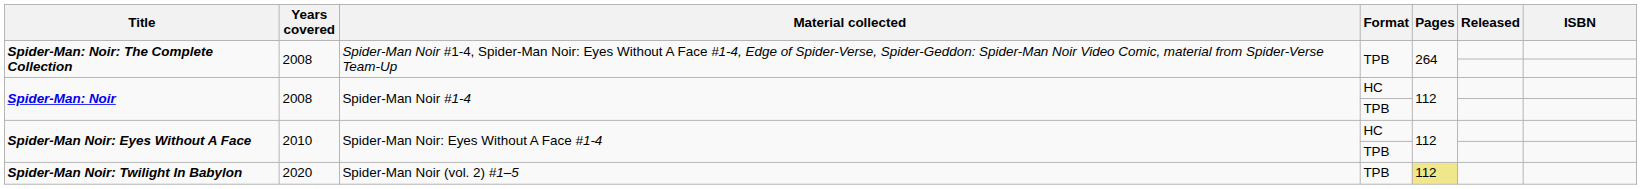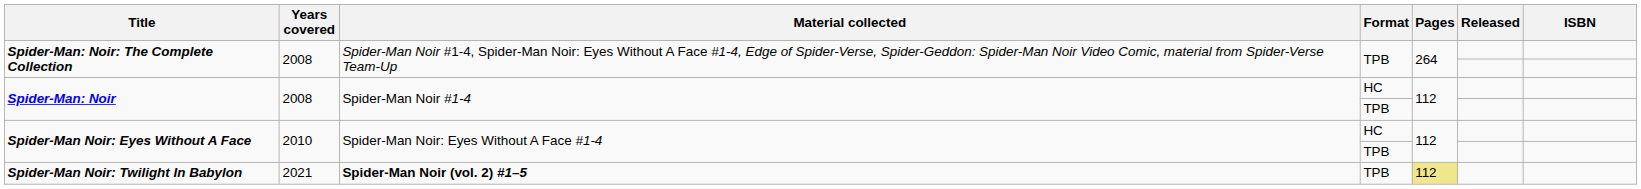(297, 173) 2020 -> (297, 173) 2021
(431, 173) normal -> (435, 173) bold
